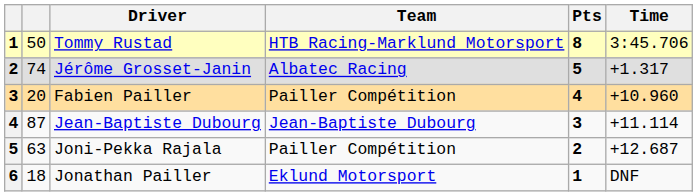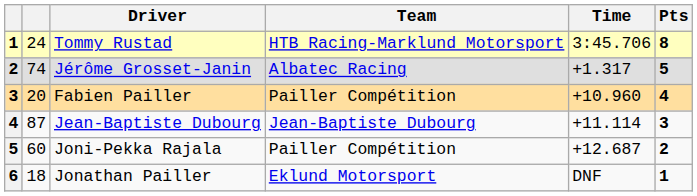columns swapped: (649, 18) <-> (587, 18)
(36, 45) 50 -> (36, 45) 24
(36, 151) 63 -> (36, 151) 60
